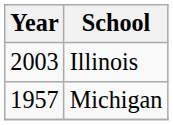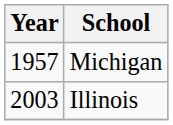rows swapped: (116, 100) <-> (104, 61)
